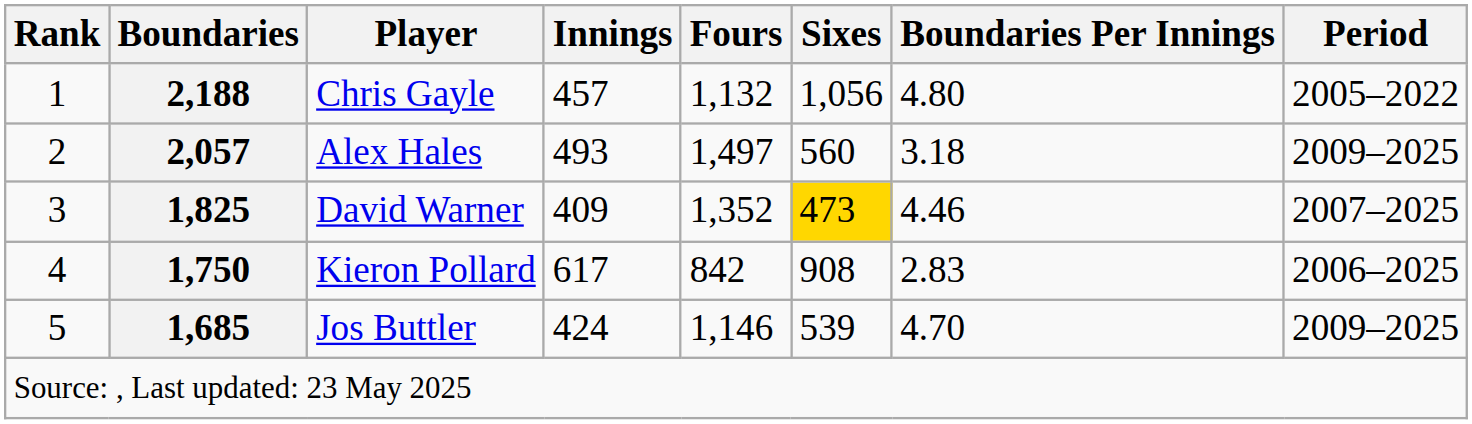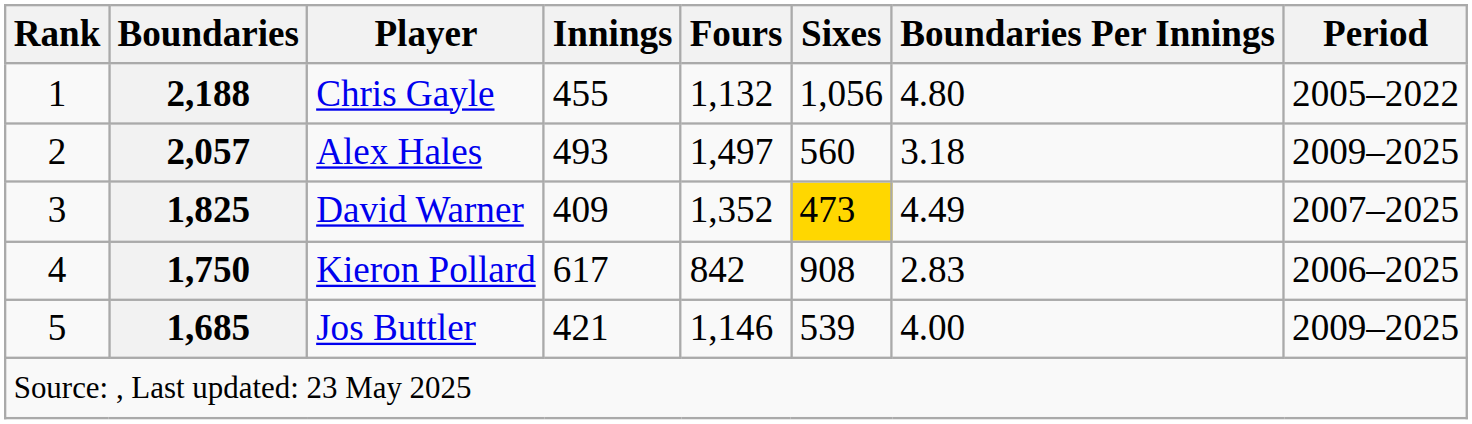(581, 92) 457 -> (581, 92) 455
(933, 210) 4.46 -> (933, 210) 4.49
(581, 328) 424 -> (581, 328) 421
(933, 328) 4.70 -> (933, 328) 4.00
